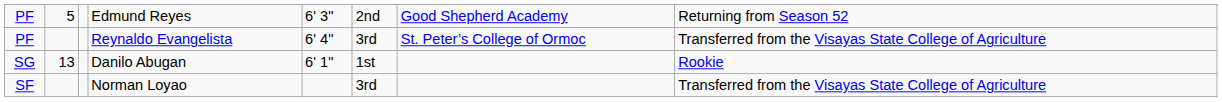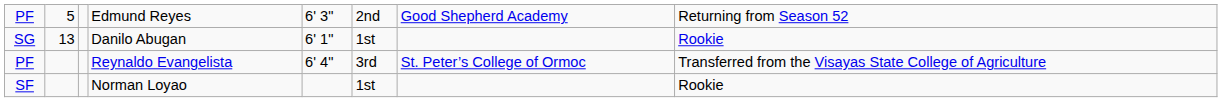rows swapped: (25, 62) <-> (25, 39)
(366, 86) 3rd -> (365, 86) 1st
(862, 86) Transferred from the Visayas State College of Agriculture -> (701, 86) Rookie
